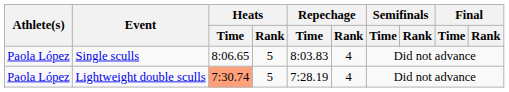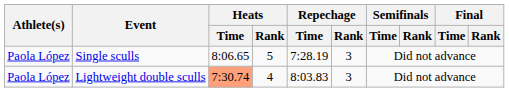(309, 56) 8:03.83 -> (309, 56) 7:28.19
(349, 56) 4 -> (349, 56) 3
(270, 77) 5 -> (270, 77) 4
(309, 77) 7:28.19 -> (309, 77) 8:03.83
(349, 77) 4 -> (349, 77) 3
